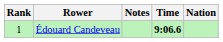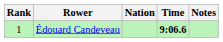columns swapped: (201, 12) <-> (137, 12)
